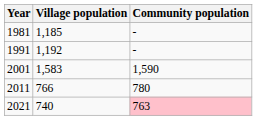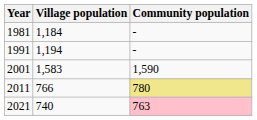(49, 32) 1,185 -> (49, 32) 1,184
(49, 50) 1,192 -> (49, 50) 1,194
(141, 87) no background -> (141, 87) khaki background
